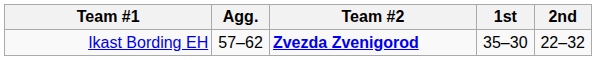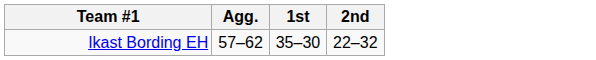- column: (373, 17)
